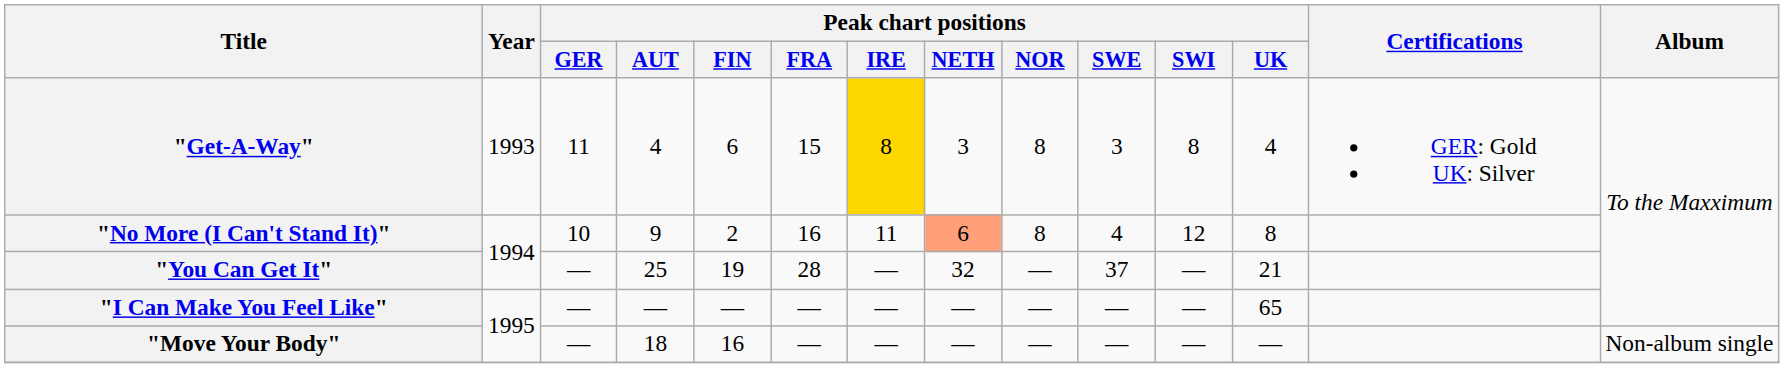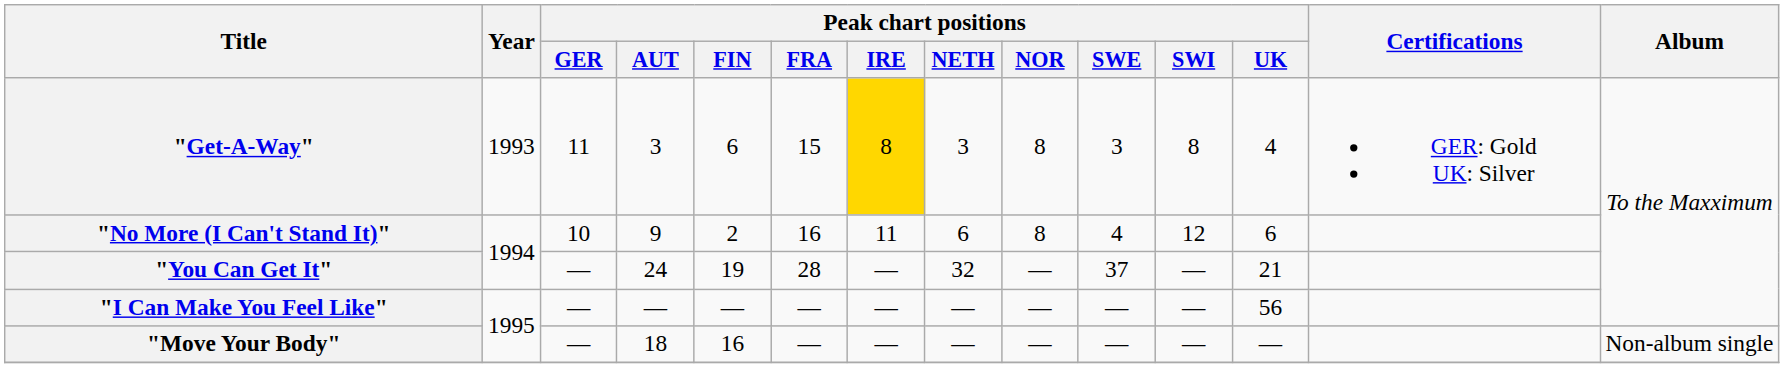(656, 146) 4 -> (656, 146) 3
(963, 232) lightsalmon background -> (963, 232) no background
(1271, 232) 8 -> (1271, 232) 6
(656, 270) 25 -> (656, 270) 24
(1271, 307) 65 -> (1271, 307) 56
